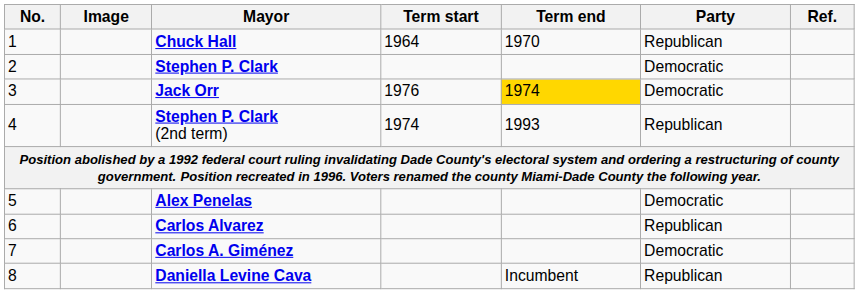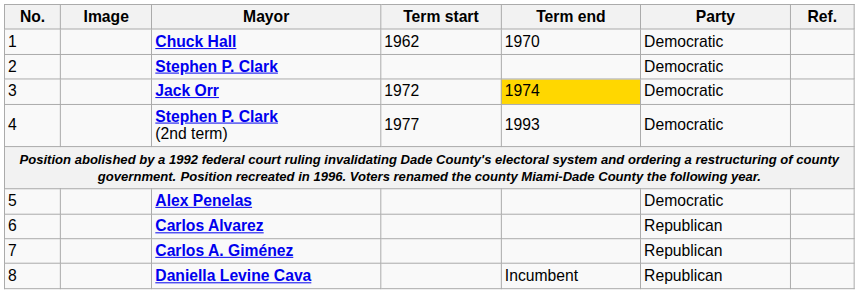(402, 41) 1964 -> (402, 41) 1962
(683, 41) Republican -> (684, 41) Democratic
(402, 91) 1976 -> (402, 91) 1972
(402, 125) 1974 -> (402, 125) 1977
(683, 125) Republican -> (684, 125) Democratic
(684, 251) Democratic -> (683, 251) Republican
